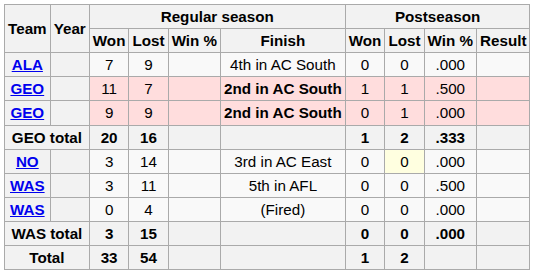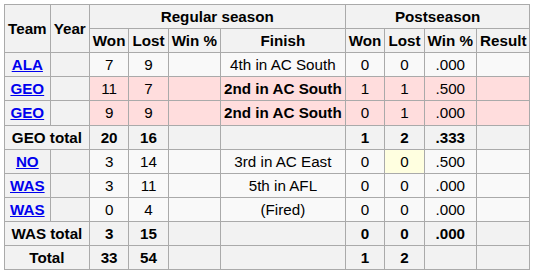(450, 161) .000 -> (450, 161) .500
(450, 185) .500 -> (450, 185) .000
